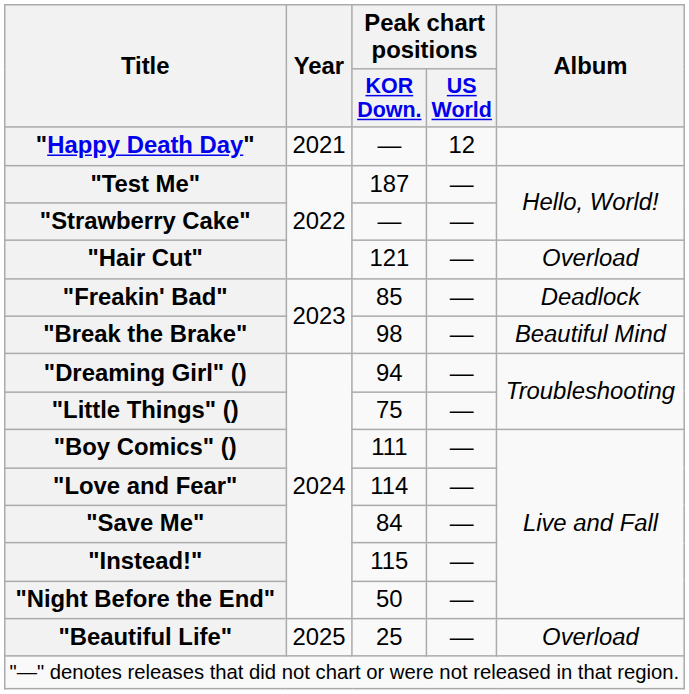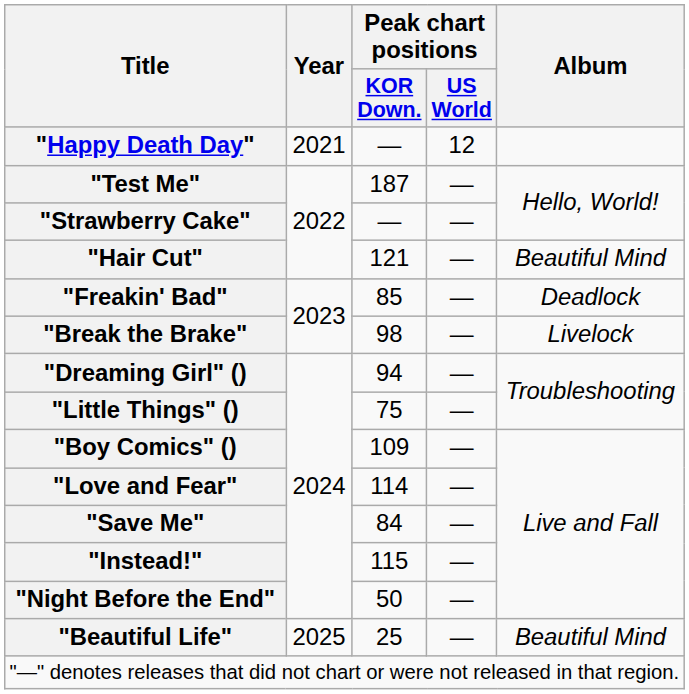(590, 259) Overload -> (590, 259) Beautiful Mind
(590, 334) Beautiful Mind -> (590, 334) Livelock
(389, 448) 111 -> (389, 448) 109
(590, 637) Overload -> (590, 637) Beautiful Mind
